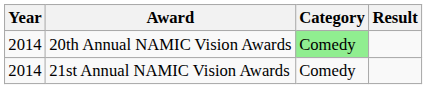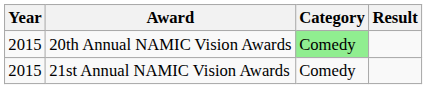(25, 44) 2014 -> (25, 44) 2015
(25, 70) 2014 -> (25, 70) 2015
